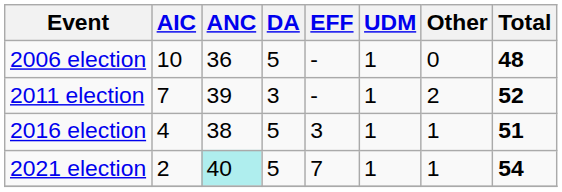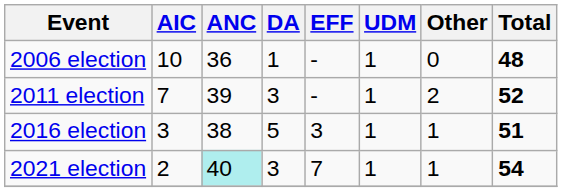(273, 58) 5 -> (273, 58) 1
(163, 131) 4 -> (163, 131) 3
(273, 167) 5 -> (273, 167) 3
